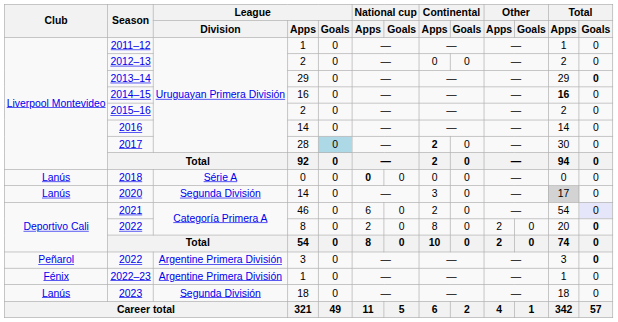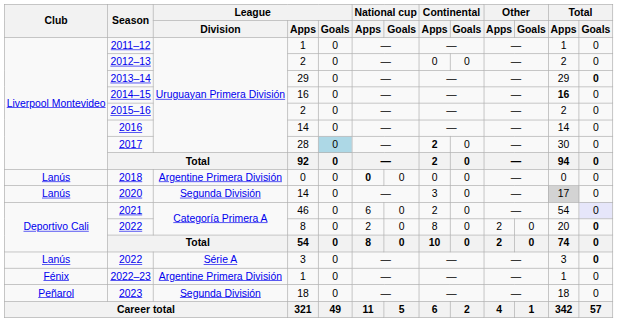(220, 177) Série A -> (220, 177) Argentine Primera División
(56, 260) Peñarol -> (56, 260) Lanús
(220, 260) Argentine Primera División -> (220, 260) Série A
(56, 293) Lanús -> (56, 293) Peñarol
